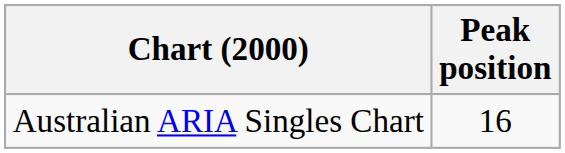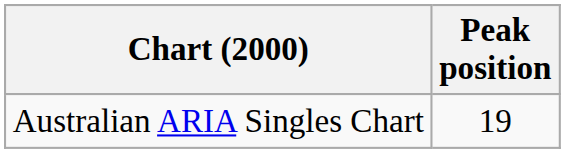(495, 120) 16 -> (495, 120) 19
